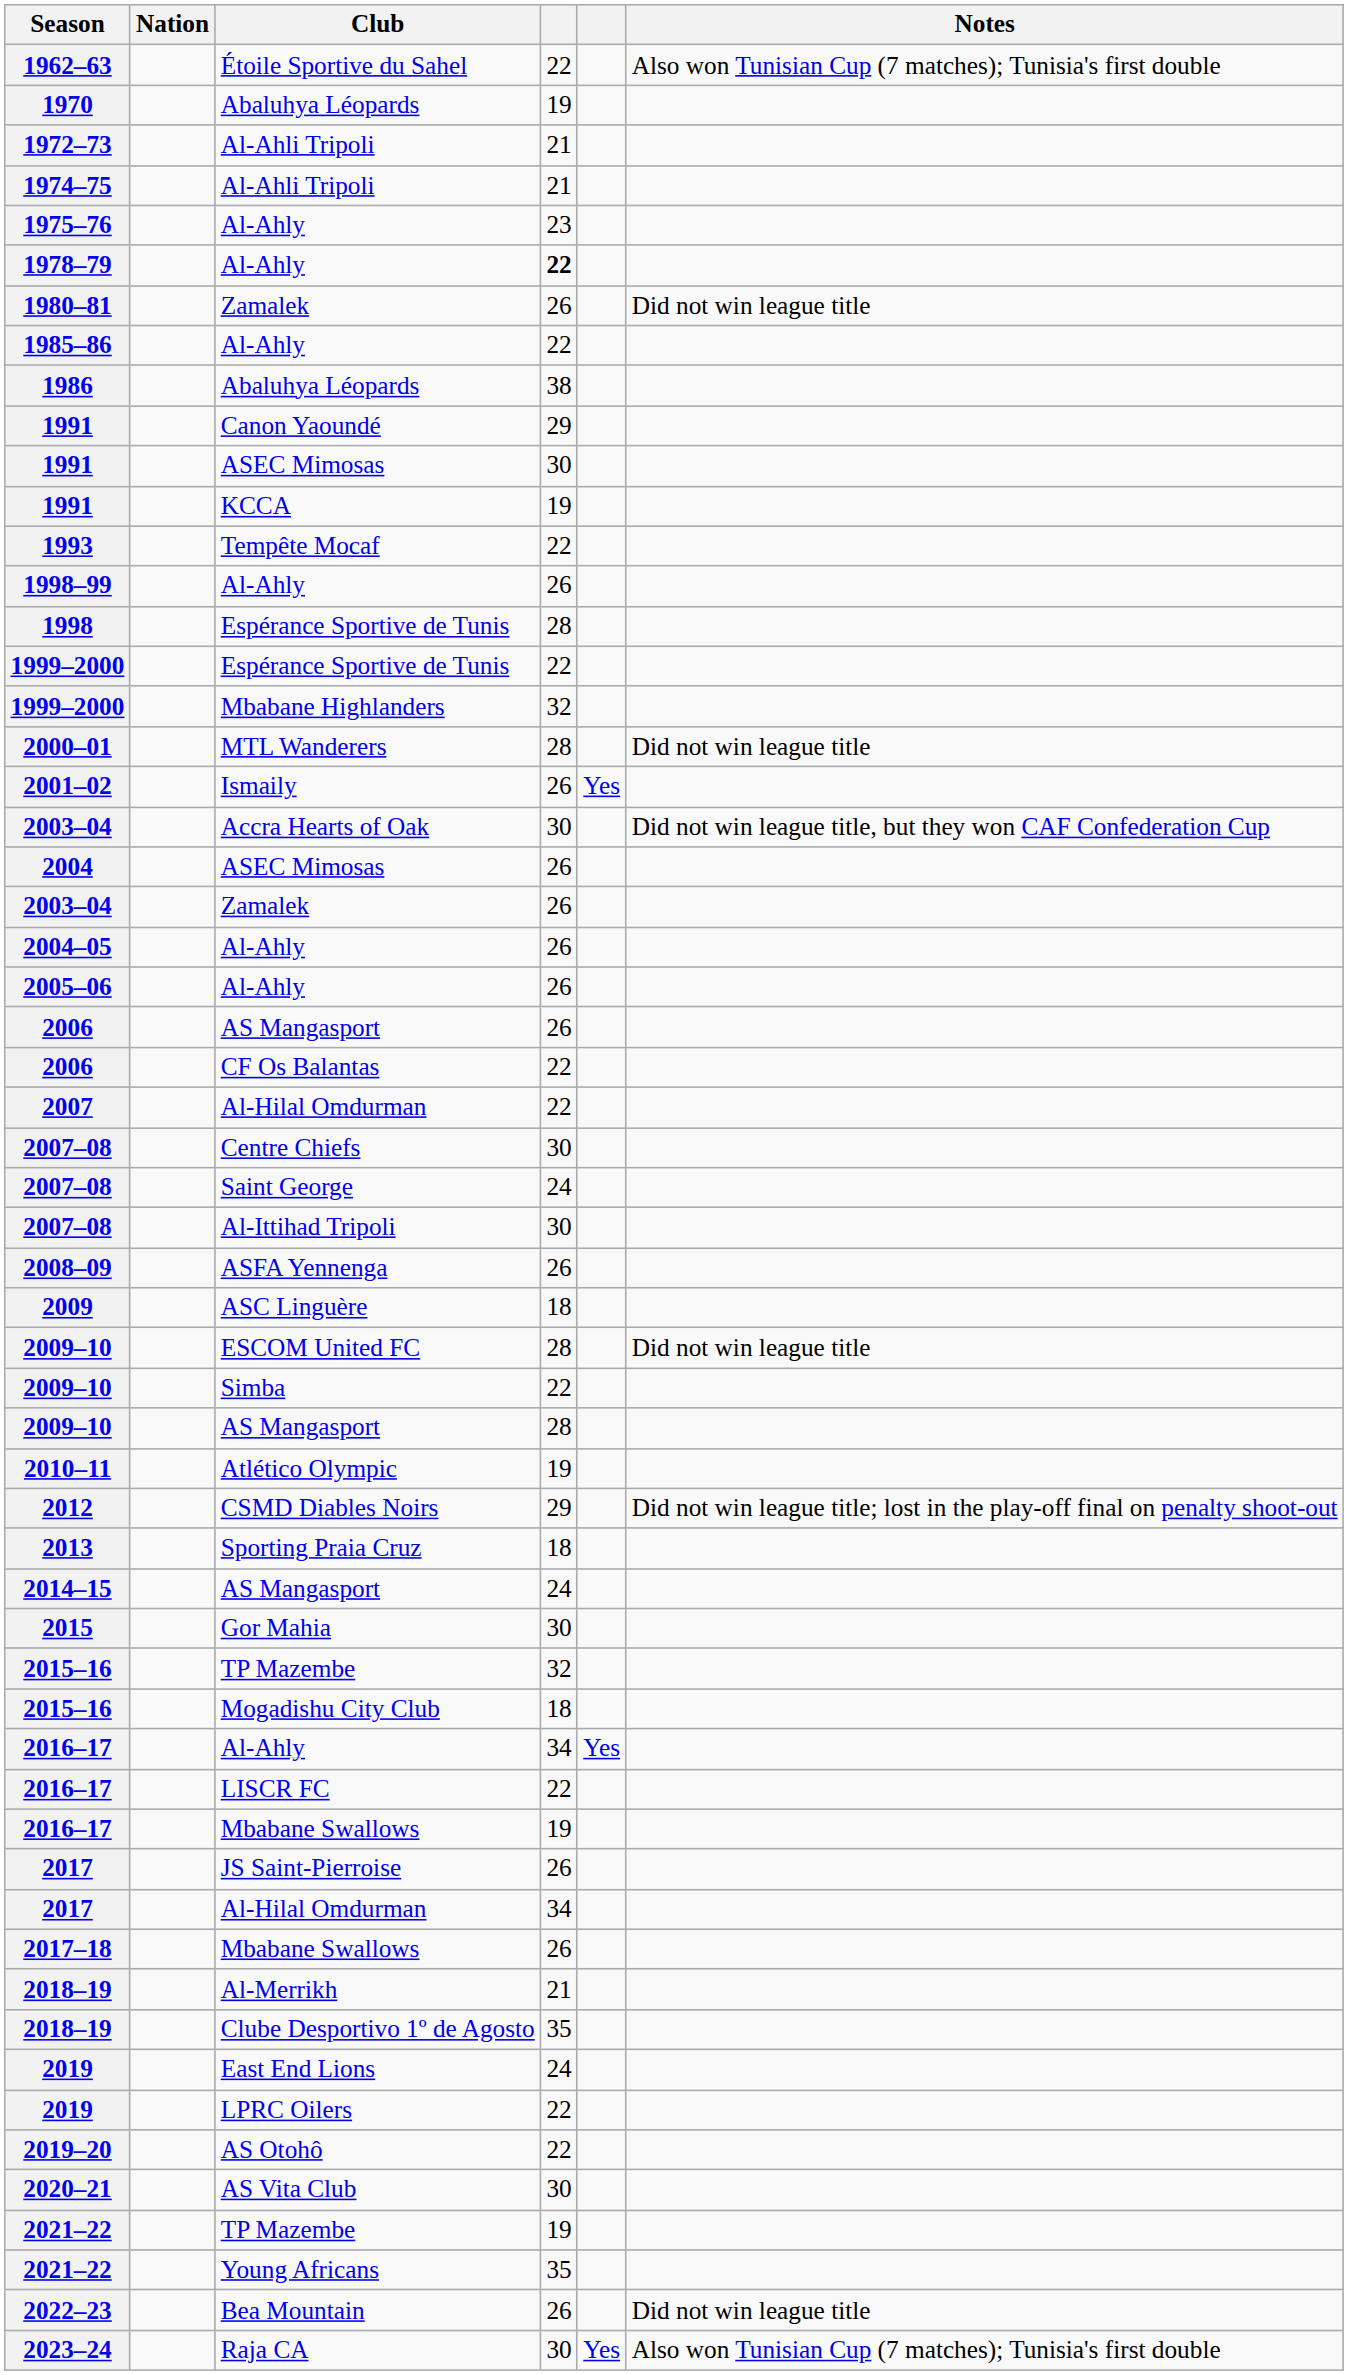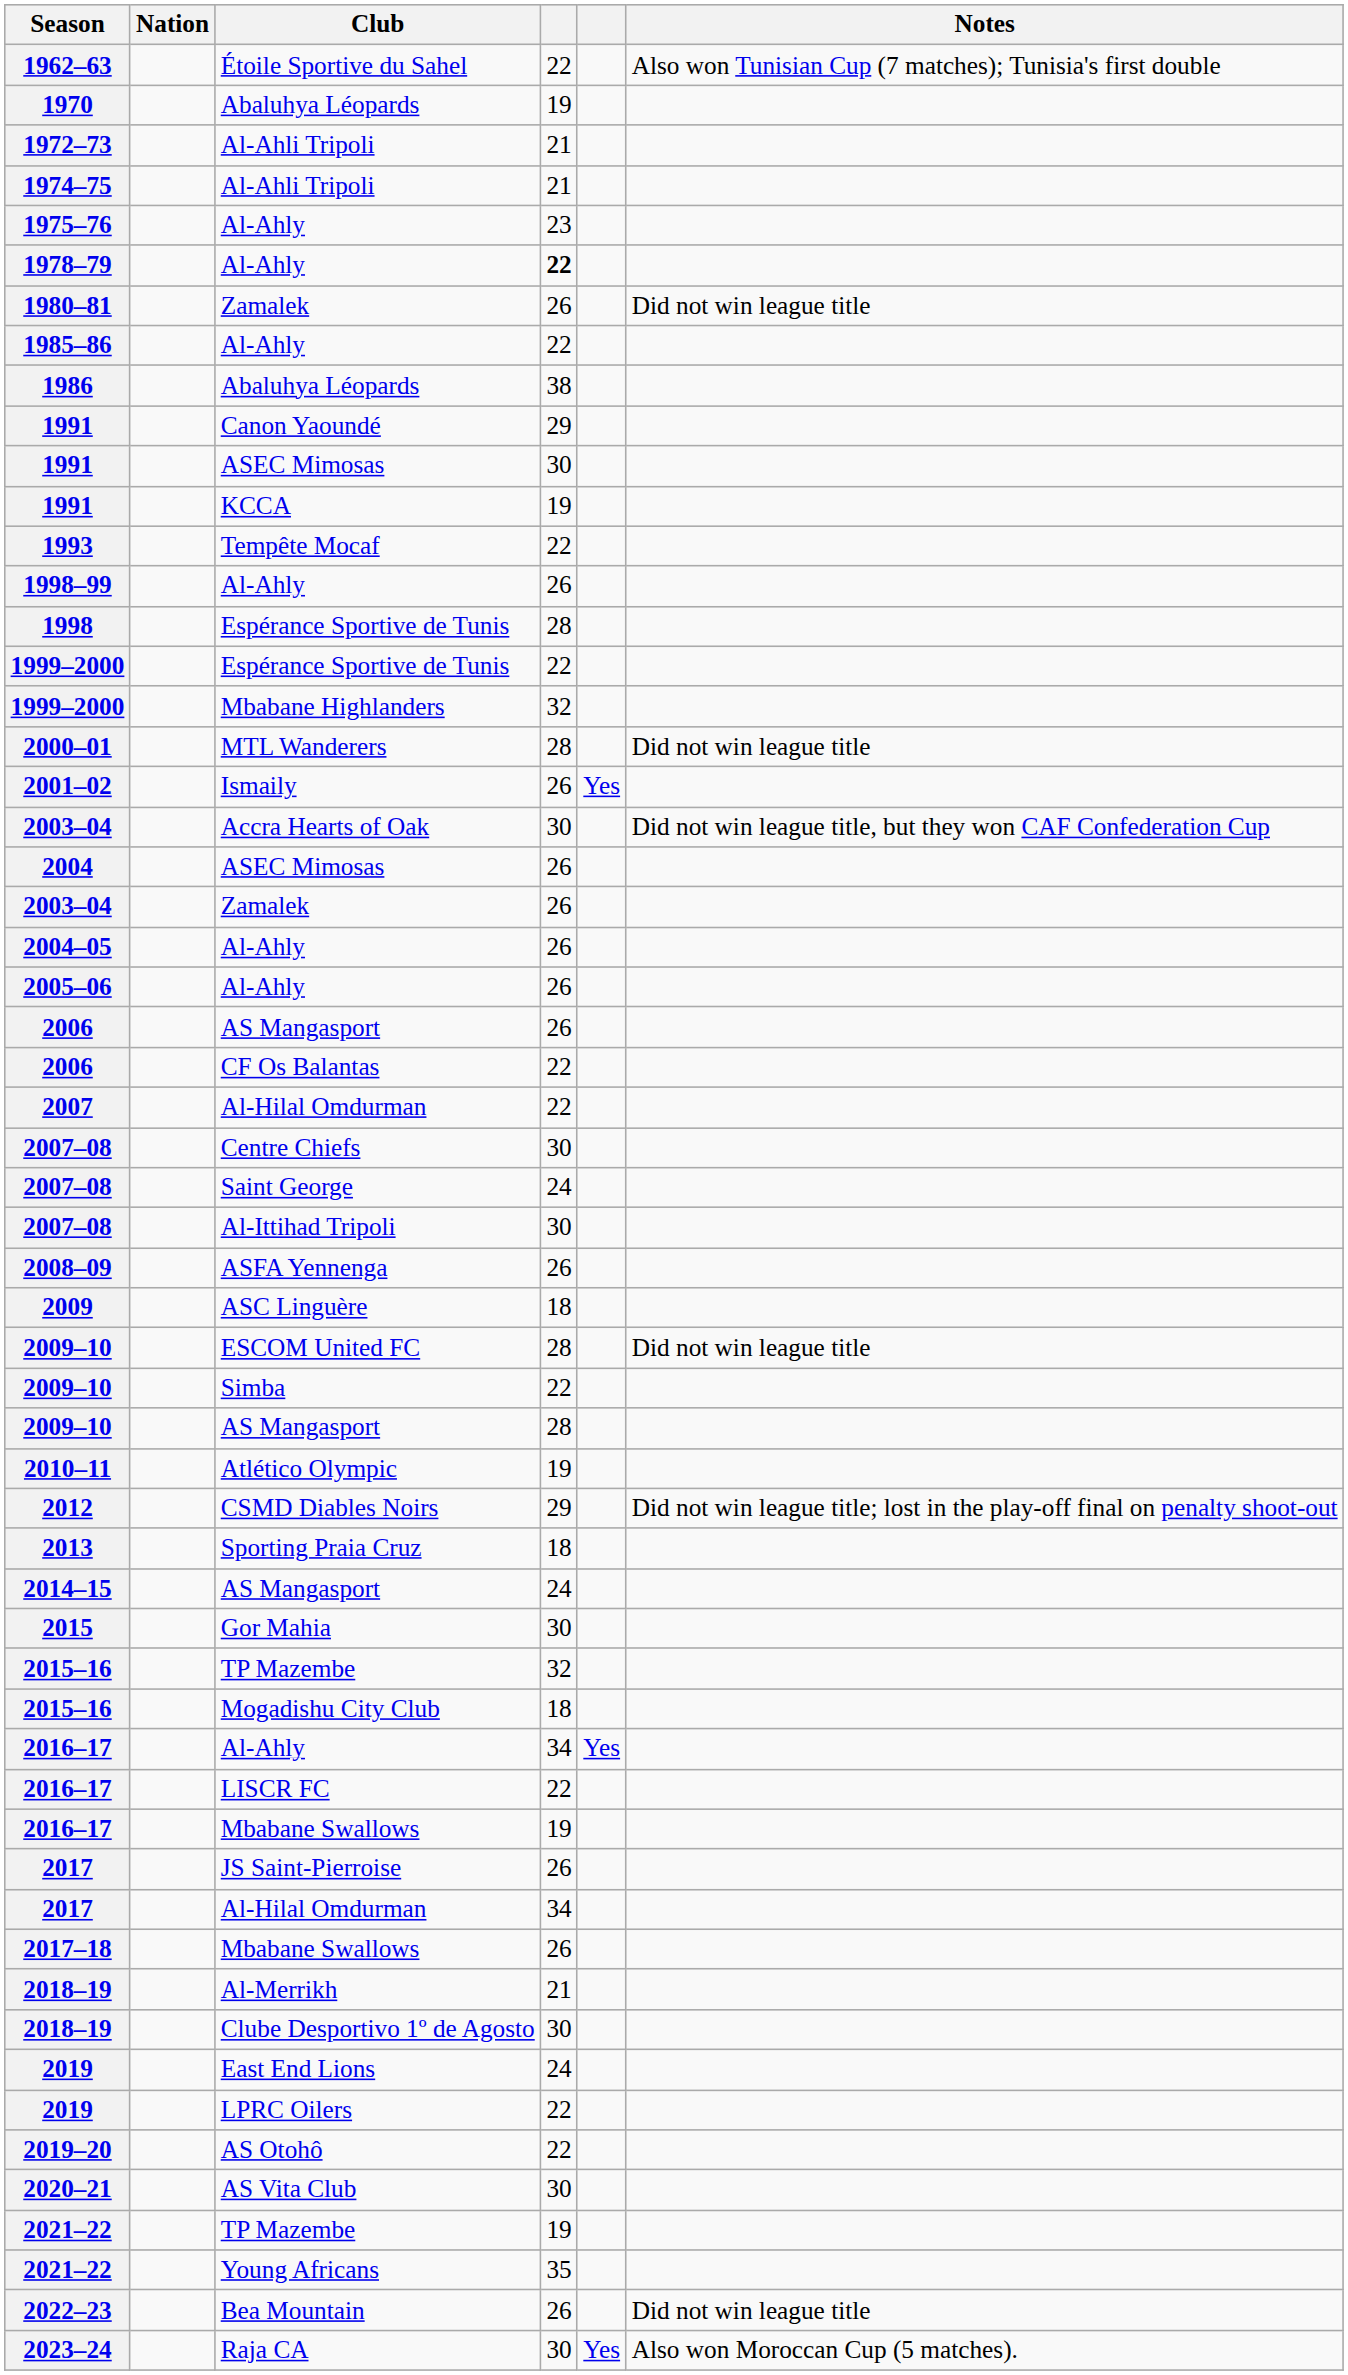(559, 2029) 35 -> (559, 2029) 30
(926, 2349) Also won Tunisian Cup (7 matches); Tunisia's first double -> (825, 2349) Also won Moroccan Cup (5 matches).
